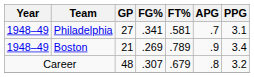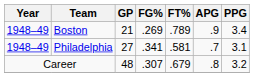rows swapped: (83, 30) <-> (71, 47)
